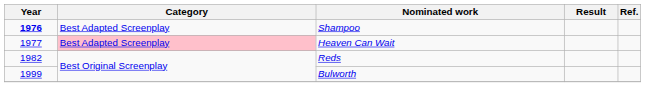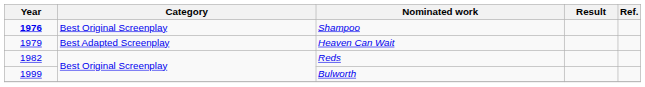(115, 27) Best Adapted Screenplay -> (114, 27) Best Original Screenplay
(31, 43) 1977 -> (31, 43) 1979
(115, 43) pink background -> (115, 43) no background
